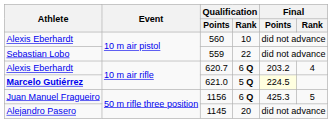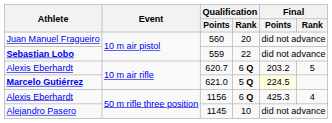(40, 40) Alexis Eberhardt -> (53, 40) Juan Manuel Fragueiro
(246, 40) 10 -> (246, 40) 20
(38, 54) normal -> (40, 54) bold
(312, 68) 4 -> (312, 68) 5
(53, 97) Juan Manuel Fragueiro -> (40, 97) Alexis Eberhardt
(312, 97) 5 -> (312, 97) 4
(246, 111) 20 -> (246, 111) 10
